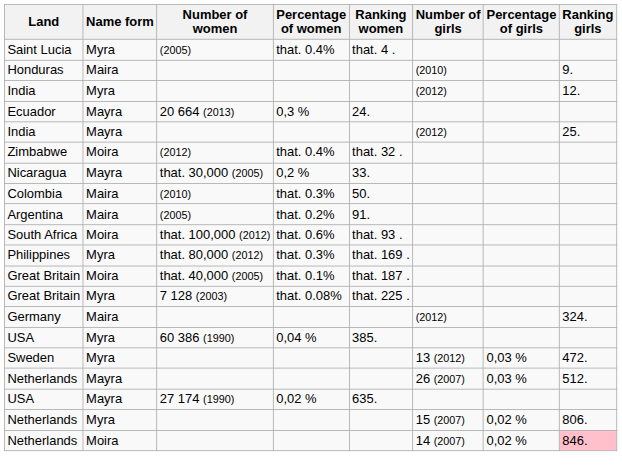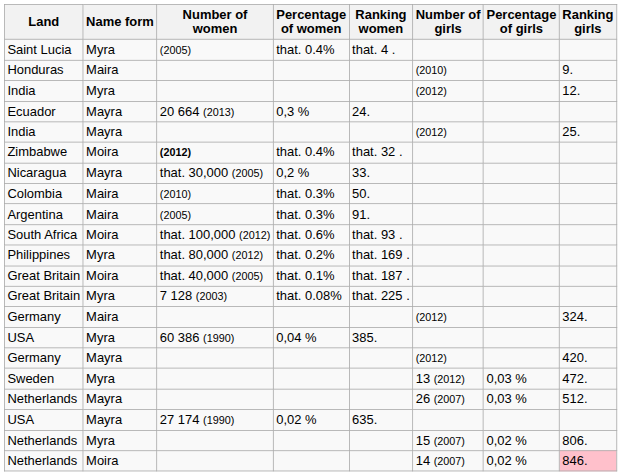(175, 153) normal -> (175, 152) bold
(305, 214) that. 0.2% -> (305, 214) that. 0.3%
(305, 255) that. 0.3% -> (305, 255) that. 0.2%
+ row: (34, 358)
